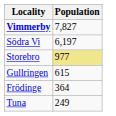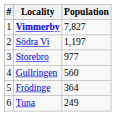+ column: (9, 12)
(66, 42) 6,197 -> (75, 42) 1,197
(62, 57) khaki background -> (71, 57) no background
(62, 73) 615 -> (71, 73) 560
